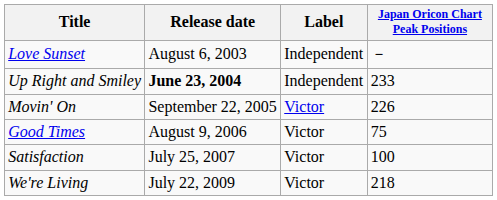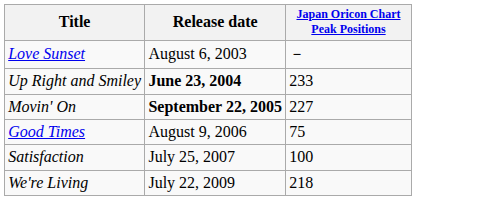- column: (324, 22)
(213, 106) normal -> (215, 106) bold
(383, 106) 226 -> (301, 106) 227
